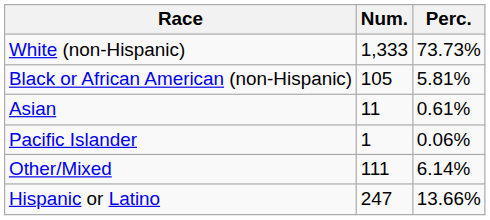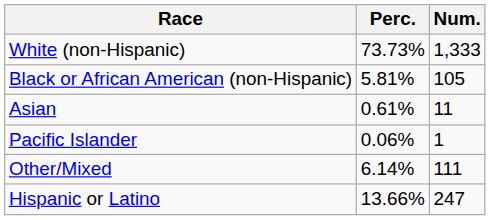columns swapped: (384, 19) <-> (449, 19)
